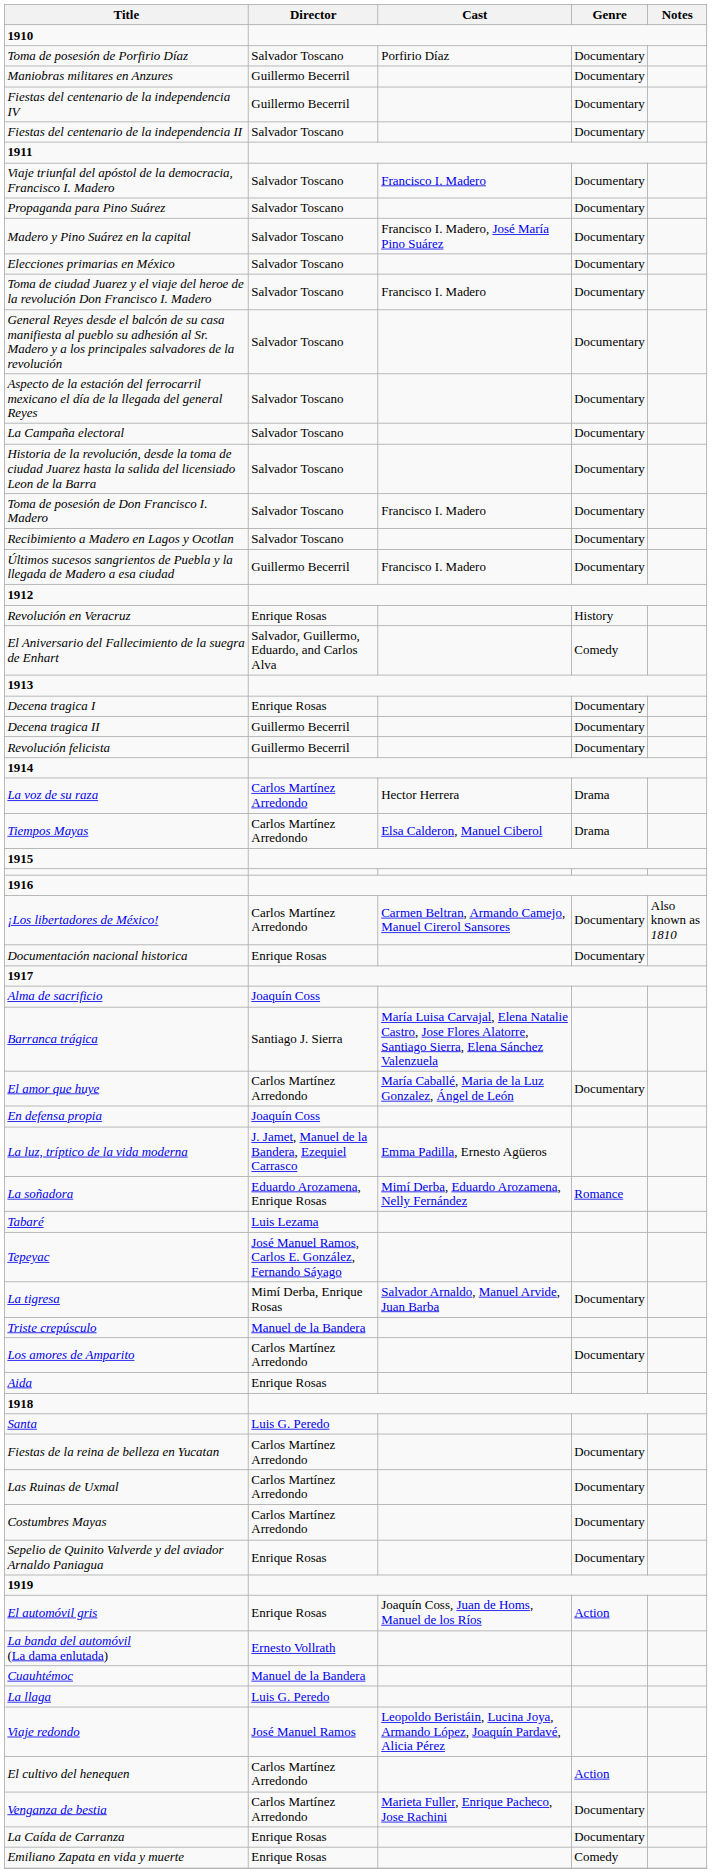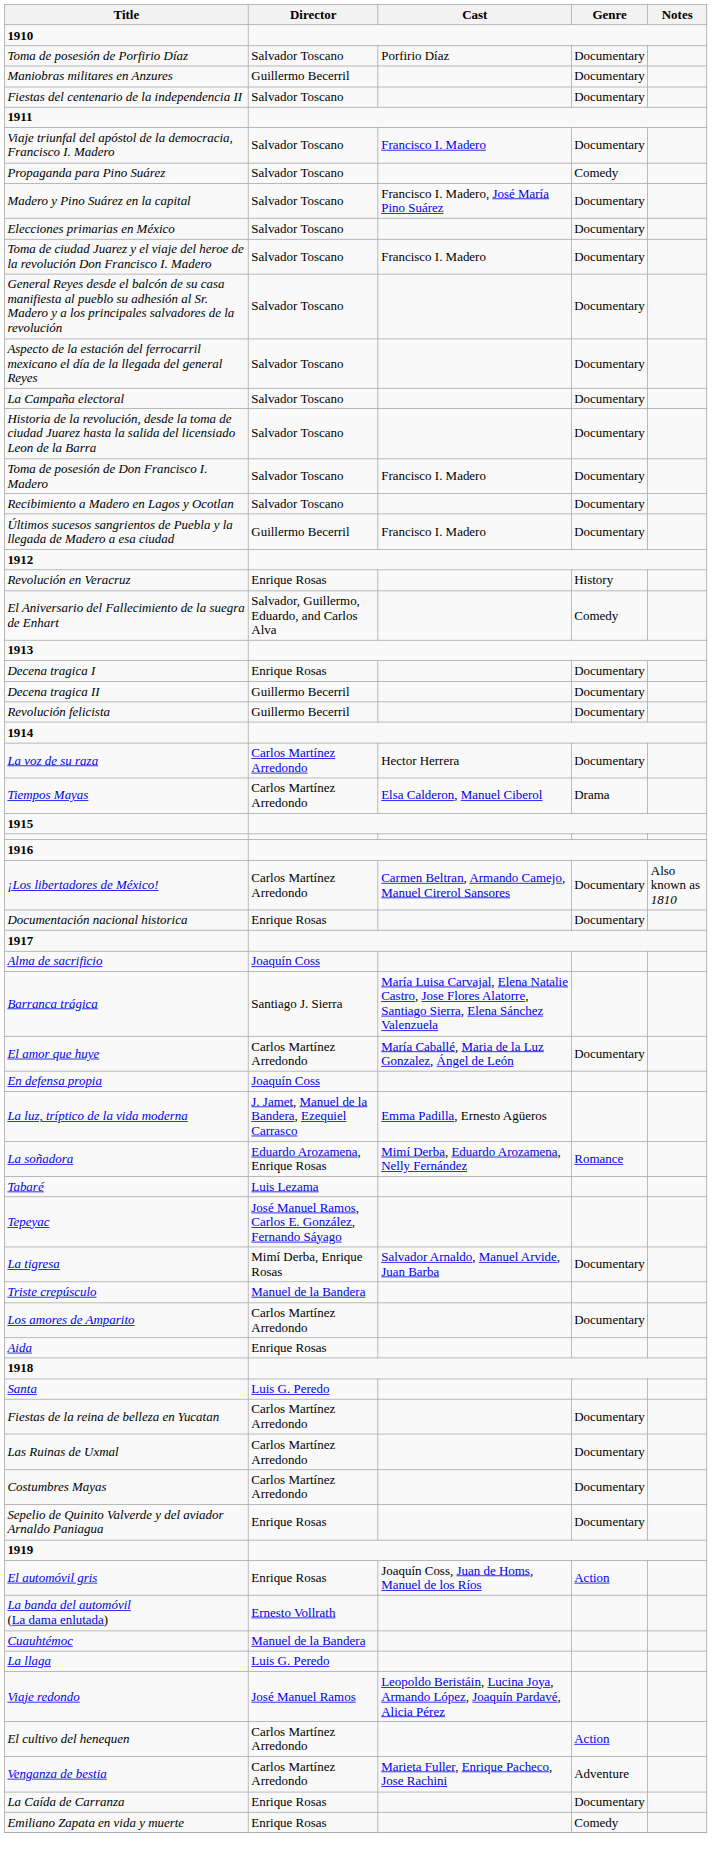- row: (119, 104)
(610, 208) Documentary -> (596, 173) Comedy
(592, 795) Drama -> (610, 760) Documentary
(610, 1809) Documentary -> (602, 1774) Adventure
